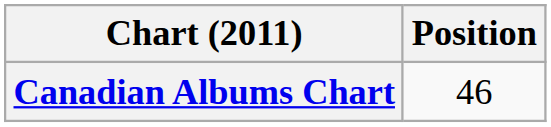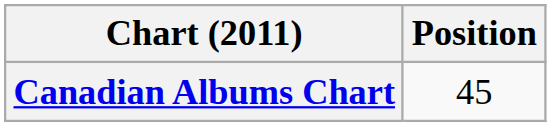(474, 90) 46 -> (474, 90) 45
